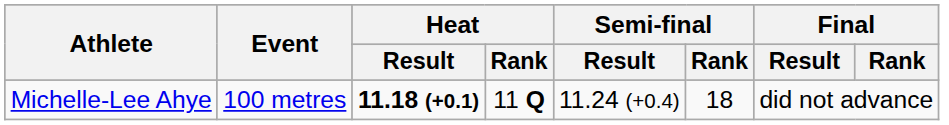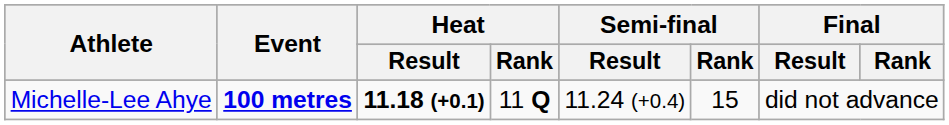(285, 100) normal -> (288, 100) bold
(720, 100) 18 -> (725, 100) 15
